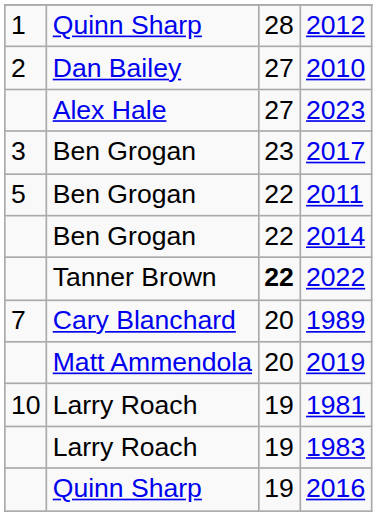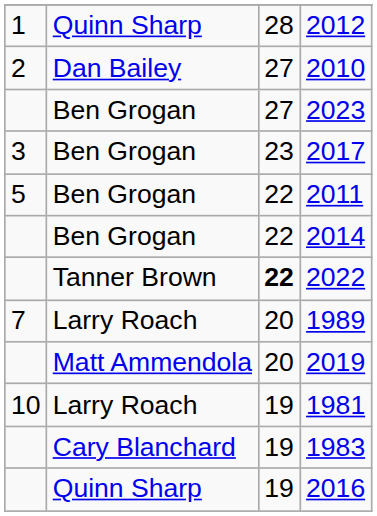(110, 109) Alex Hale -> (124, 109) Ben Grogan
(144, 320) Cary Blanchard -> (125, 320) Larry Roach
(125, 446) Larry Roach -> (144, 446) Cary Blanchard
